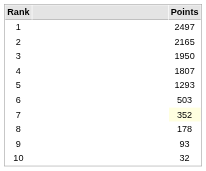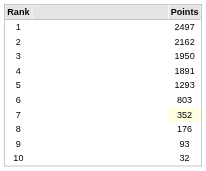(185, 42) 2165 -> (185, 42) 2162
(185, 71) 1807 -> (185, 71) 1891
(185, 100) 503 -> (185, 100) 803
(185, 129) 178 -> (185, 129) 176
